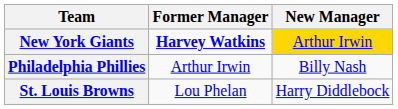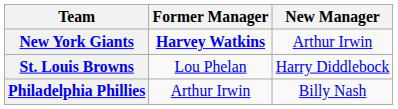(333, 41) gold background -> (333, 41) no background
rows swapped: (77, 66) <-> (77, 91)
